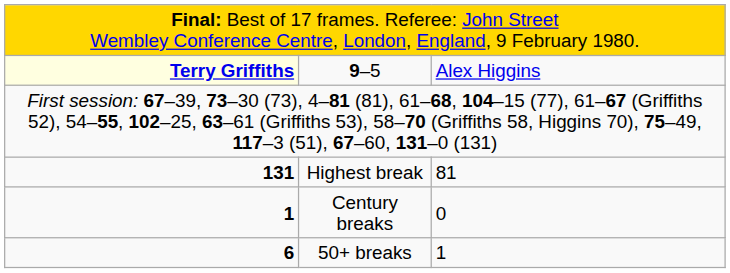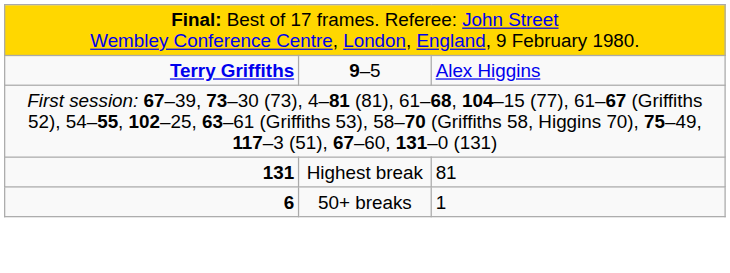(232, 71) lightyellow background -> (232, 71) no background
- row: (365, 213)
